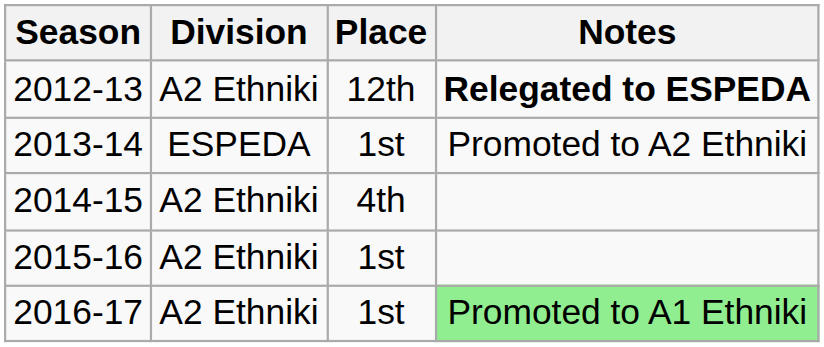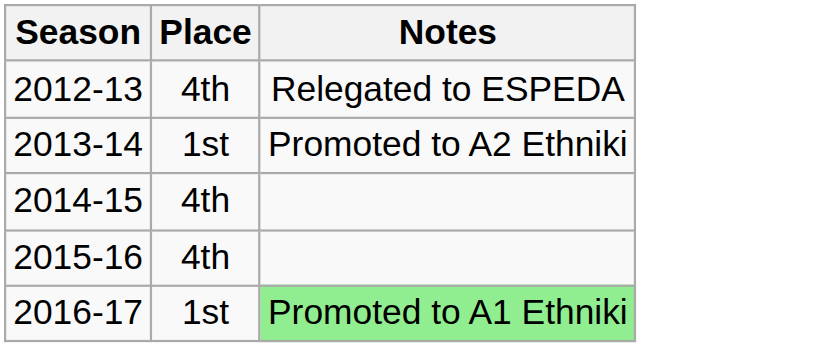- column: (239, 32)
(381, 88) 12th -> (206, 88) 4th
(627, 88) bold -> (448, 88) normal
(381, 256) 1st -> (206, 256) 4th
